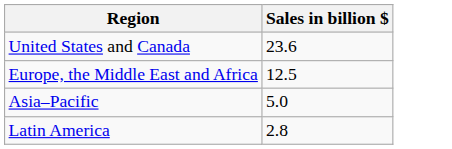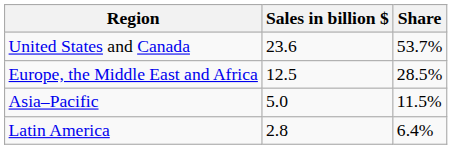+ column: (420, 18)
